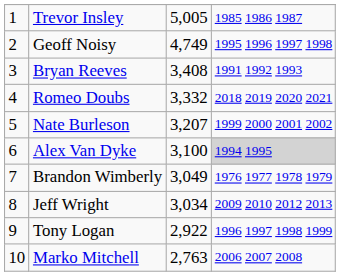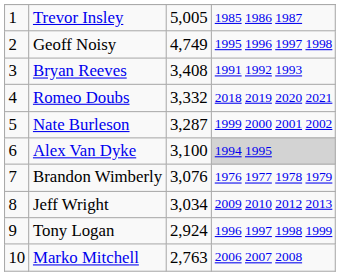(189, 124) 3,207 -> (189, 124) 3,287
(189, 177) 3,049 -> (189, 177) 3,076
(189, 230) 2,922 -> (189, 230) 2,924
